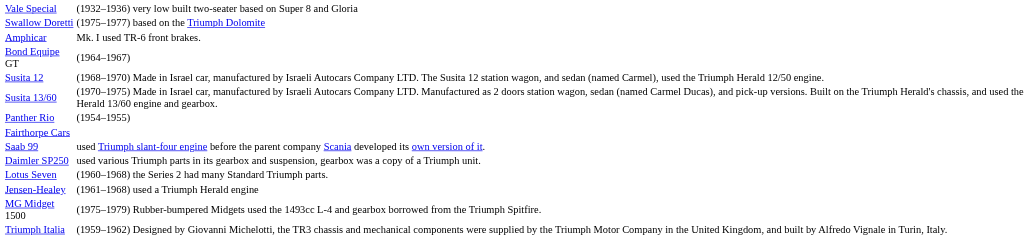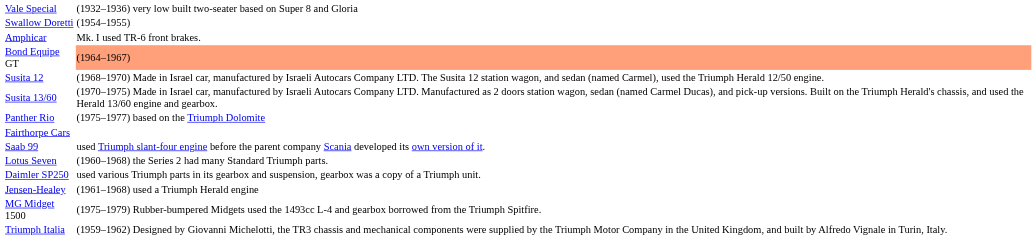(171, 23) (1975–1977) based on the Triumph Dolomite -> (103, 23) (1954–1955)
(103, 57) no background -> (103, 57) lightsalmon background
(103, 118) (1954–1955) -> (171, 118) (1975–1977) based on the Triumph Dolomite
rows swapped: (31, 175) <-> (37, 161)
